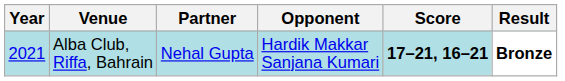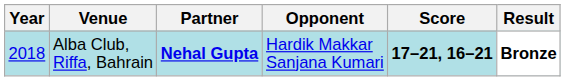(27, 53) 2021 -> (27, 53) 2018
(207, 53) normal -> (210, 53) bold
